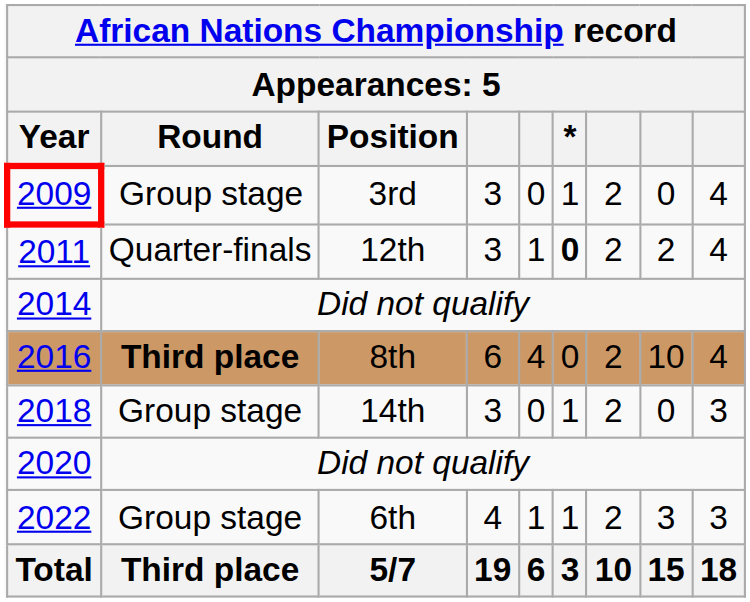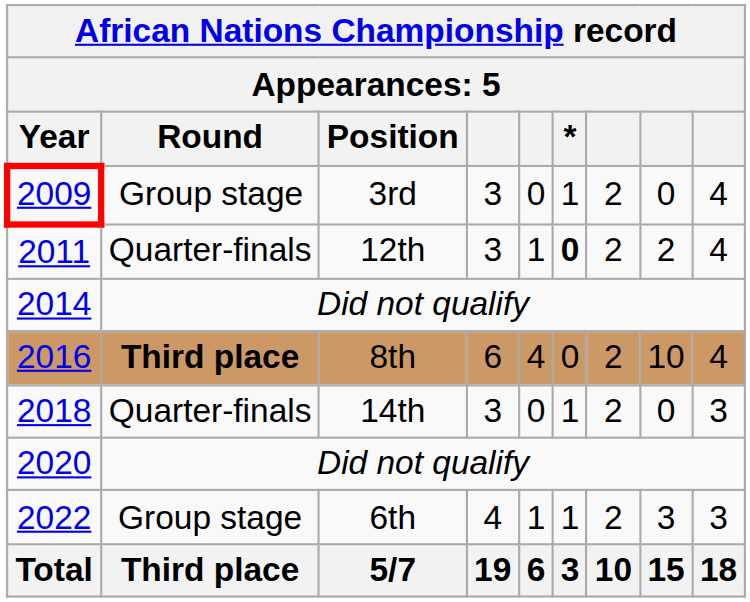(210, 410) Group stage -> (210, 410) Quarter-finals
